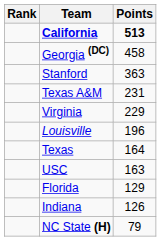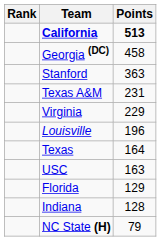(135, 207) 126 -> (135, 207) 128
